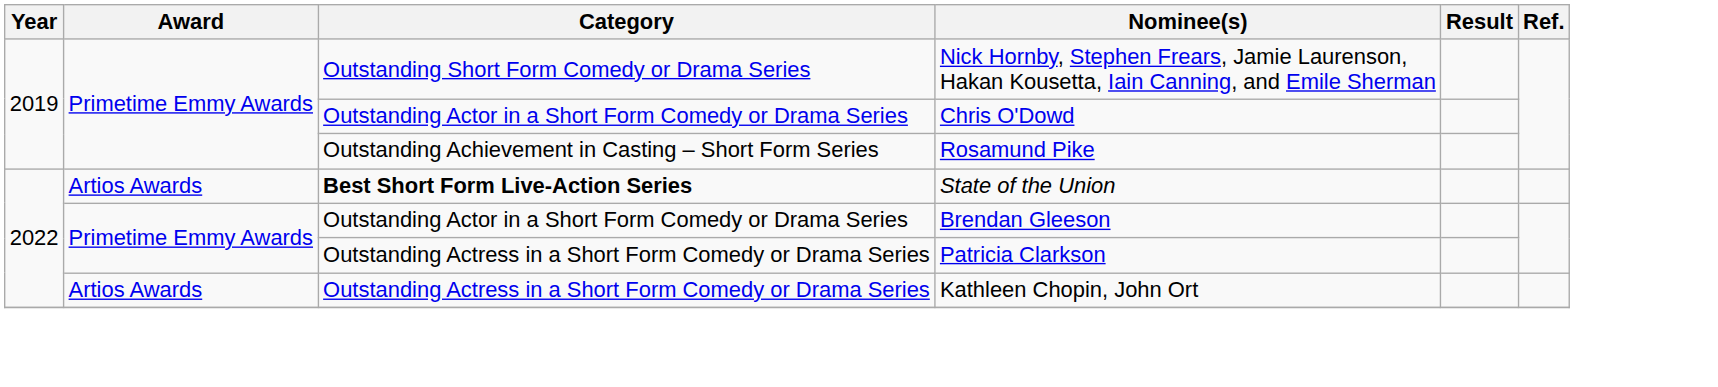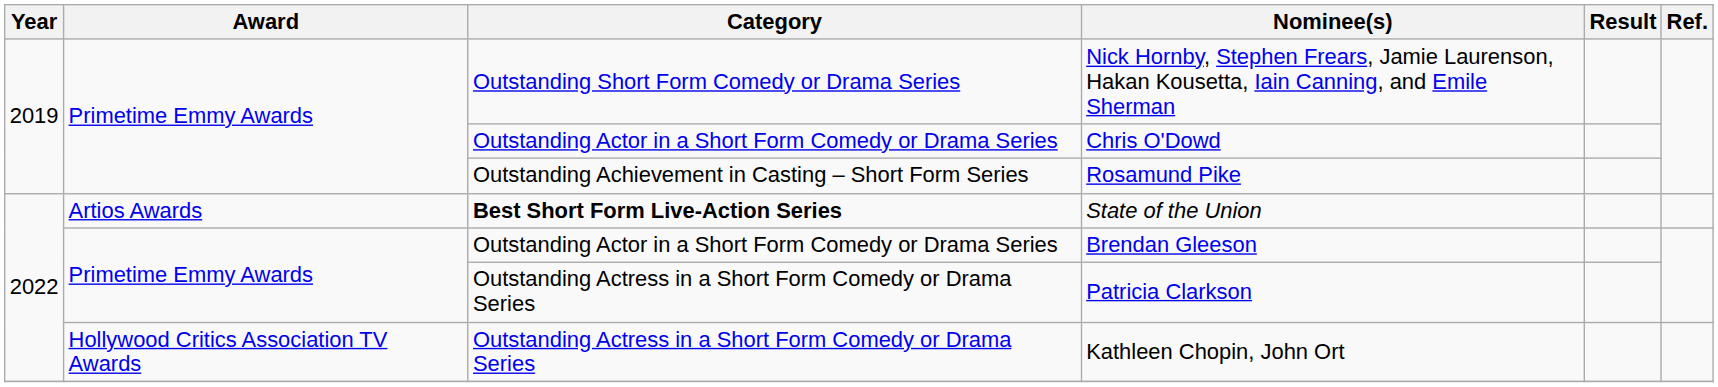(135, 289) Artios Awards -> (228, 351) Hollywood Critics Association TV Awards
